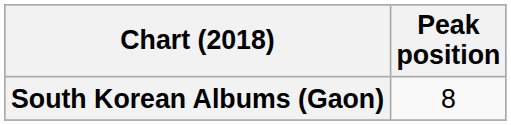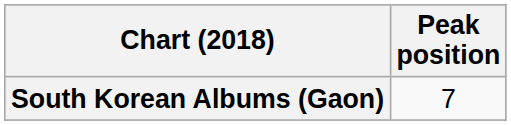(448, 98) 8 -> (448, 98) 7
